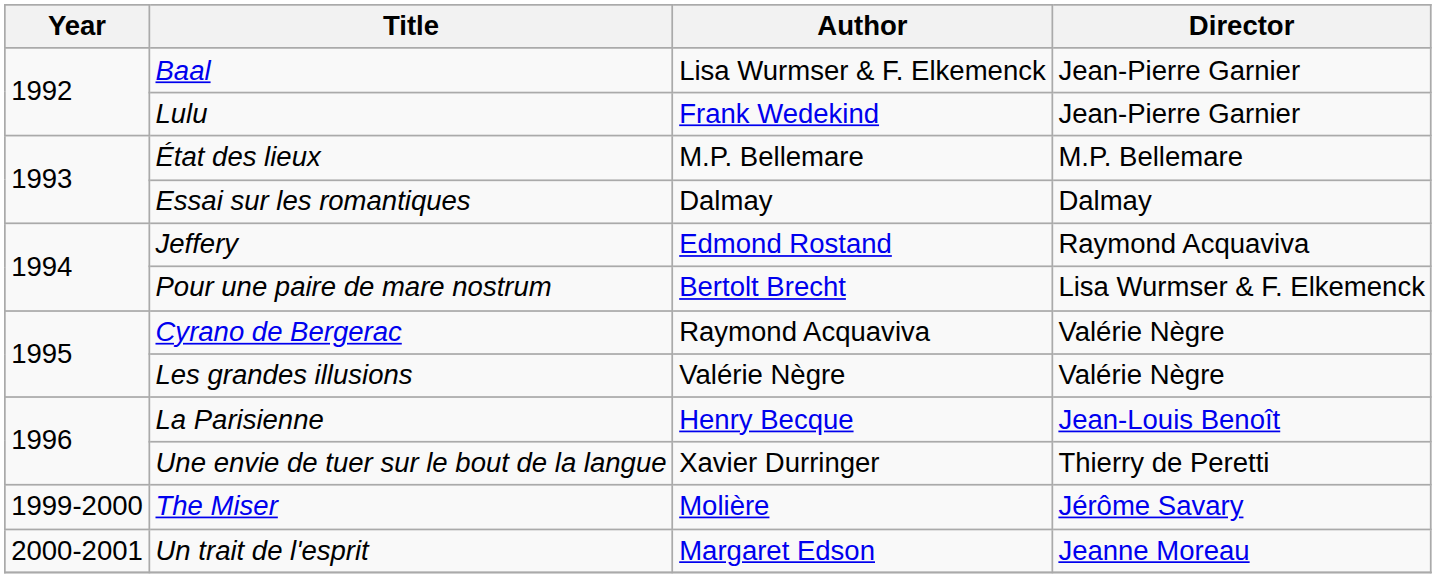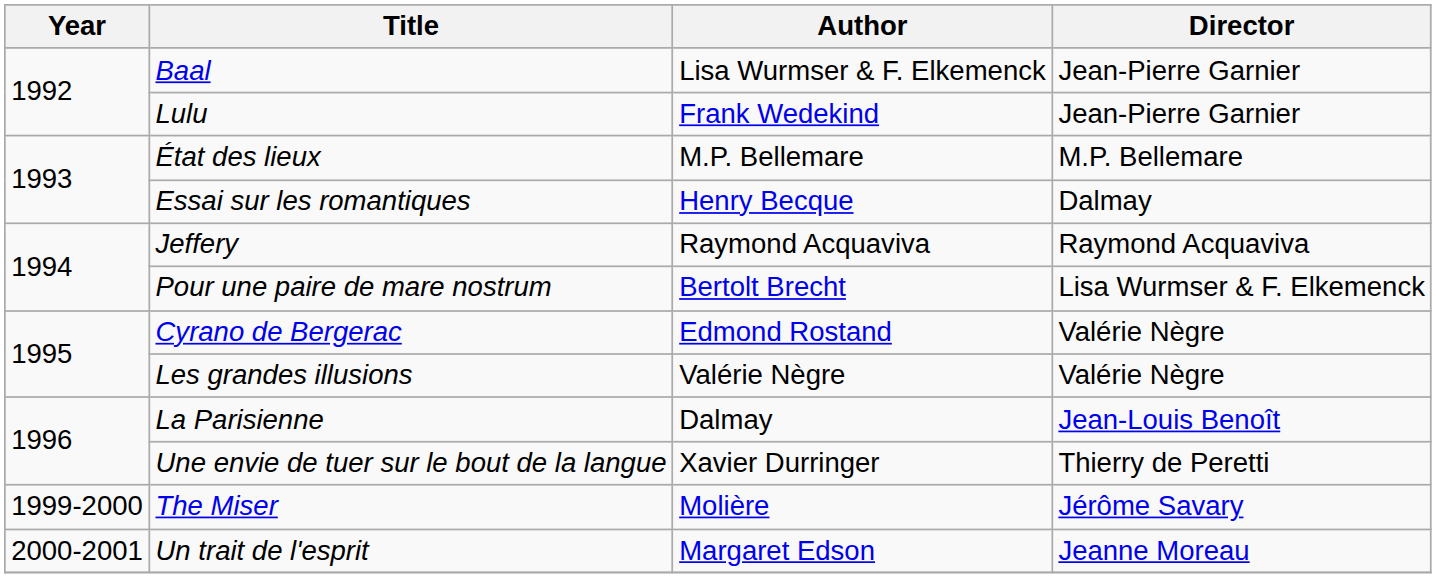(726, 200) Dalmay -> (766, 200) Henry Becque
(786, 244) Edmond Rostand -> (805, 244) Raymond Acquaviva
(805, 331) Raymond Acquaviva -> (786, 331) Edmond Rostand
(766, 419) Henry Becque -> (726, 419) Dalmay
